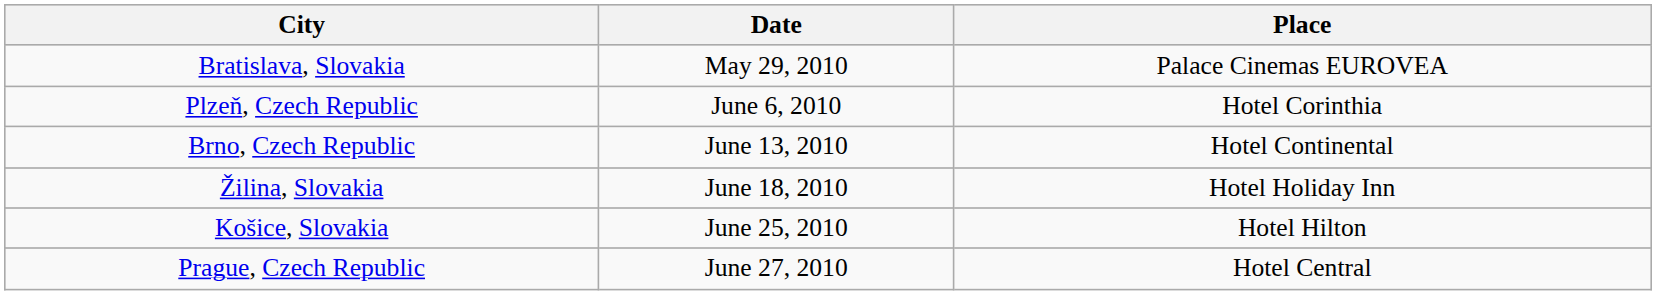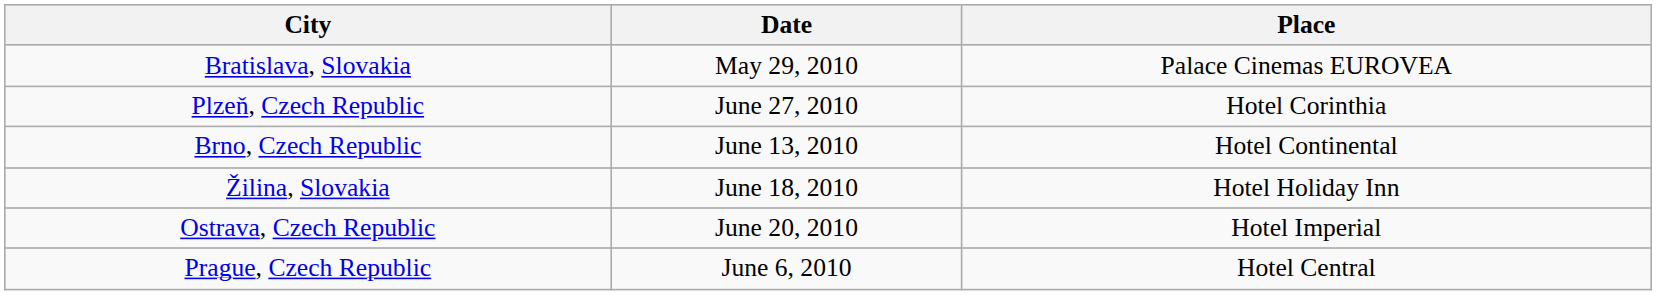(776, 106) June 6, 2010 -> (786, 106) June 27, 2010
+ row: (308, 227)
- row: (302, 227)
(776, 268) June 27, 2010 -> (786, 268) June 6, 2010
